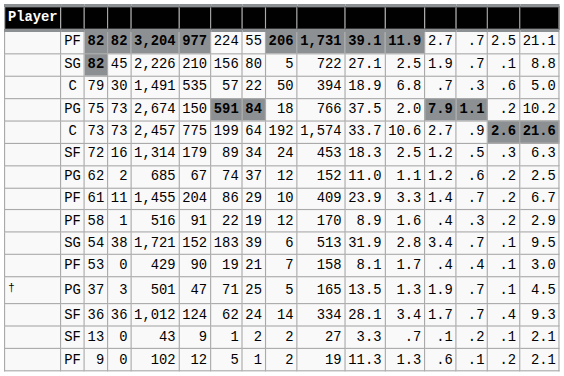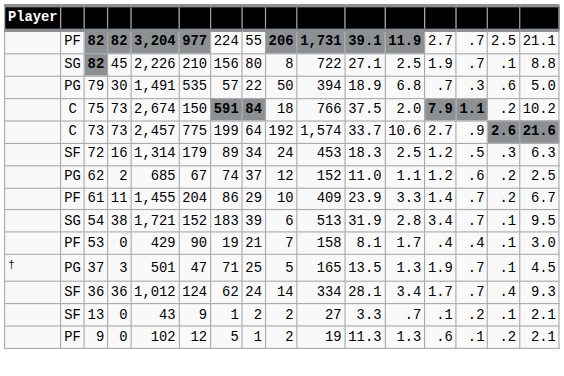(289, 65) 5 -> (289, 65) 8
(73, 88) C -> (73, 88) PG
(73, 110) PG -> (73, 110) C
- row: (96, 222)
